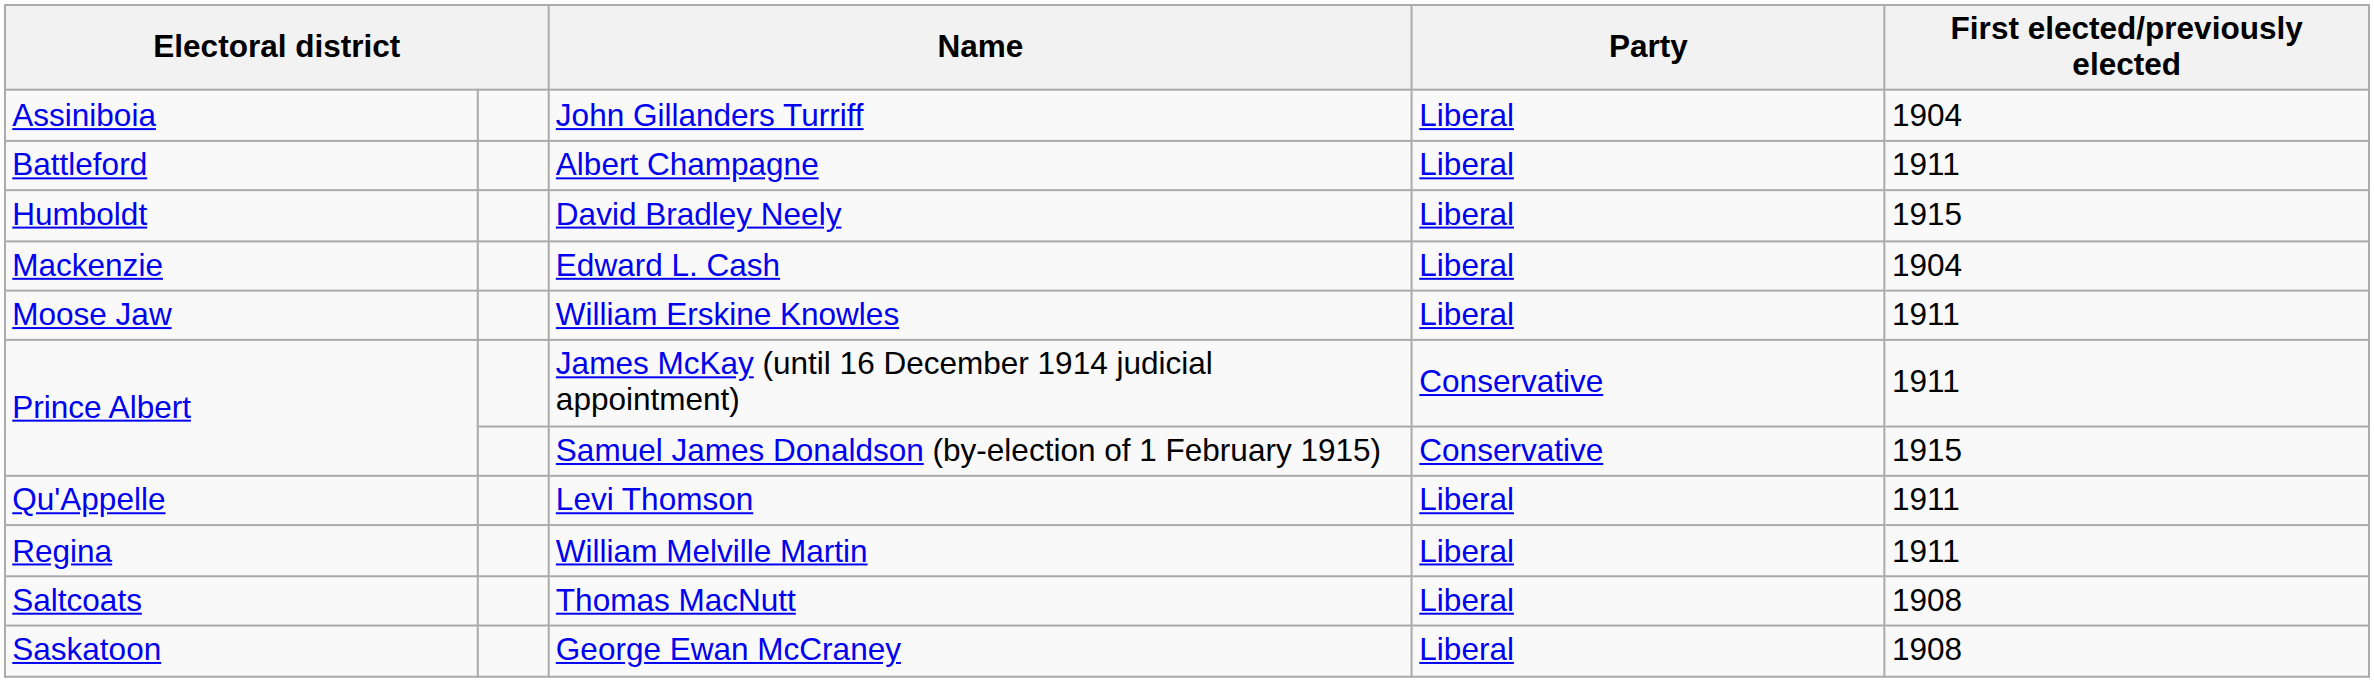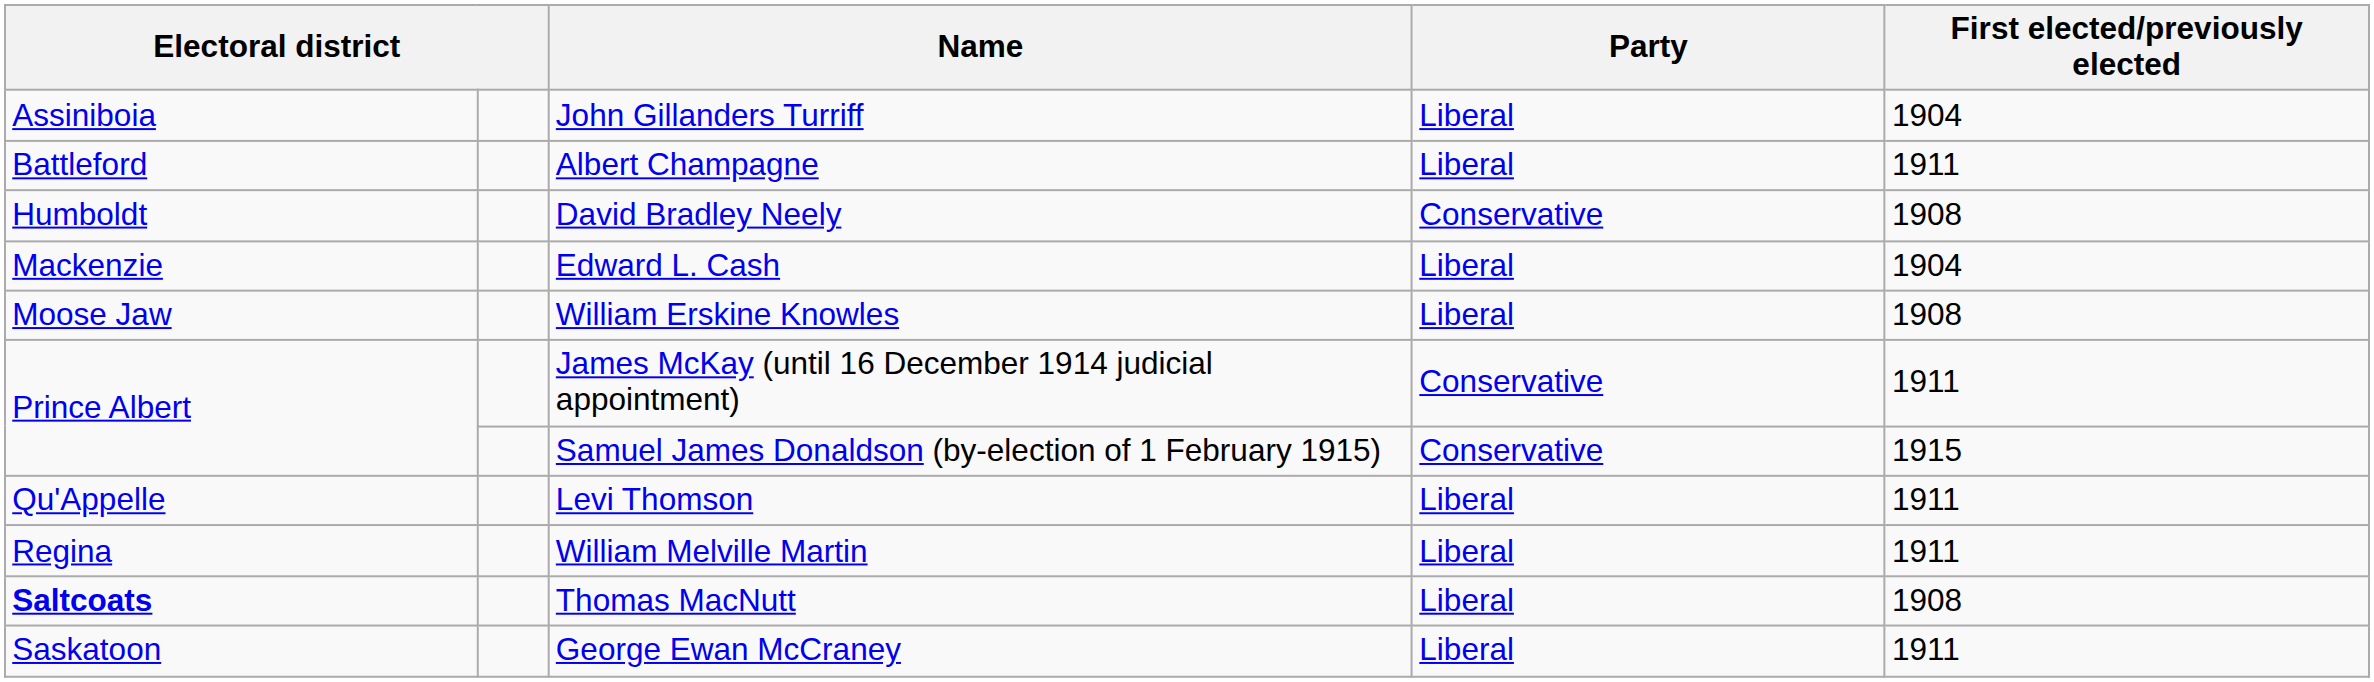(1467, 214) Liberal -> (1511, 214) Conservative
(1927, 214) 1915 -> (1927, 214) 1908
(1926, 314) 1911 -> (1927, 314) 1908
(77, 600) normal -> (82, 600) bold
(1927, 650) 1908 -> (1926, 650) 1911
